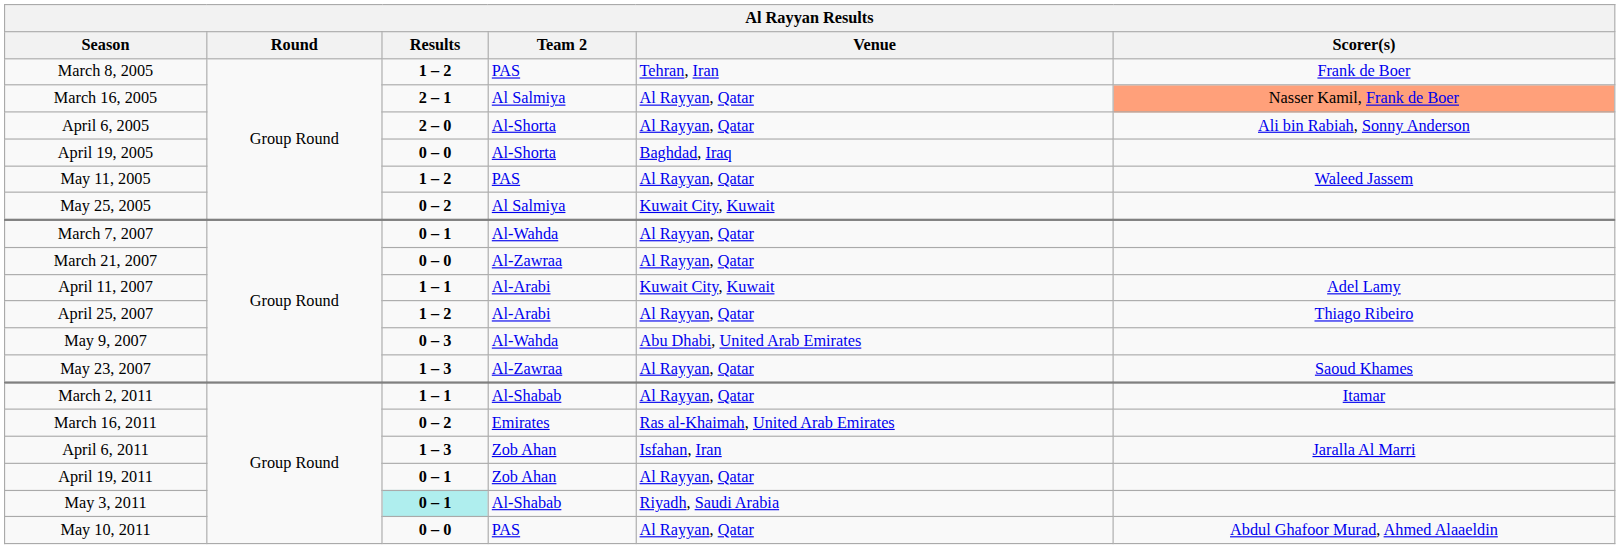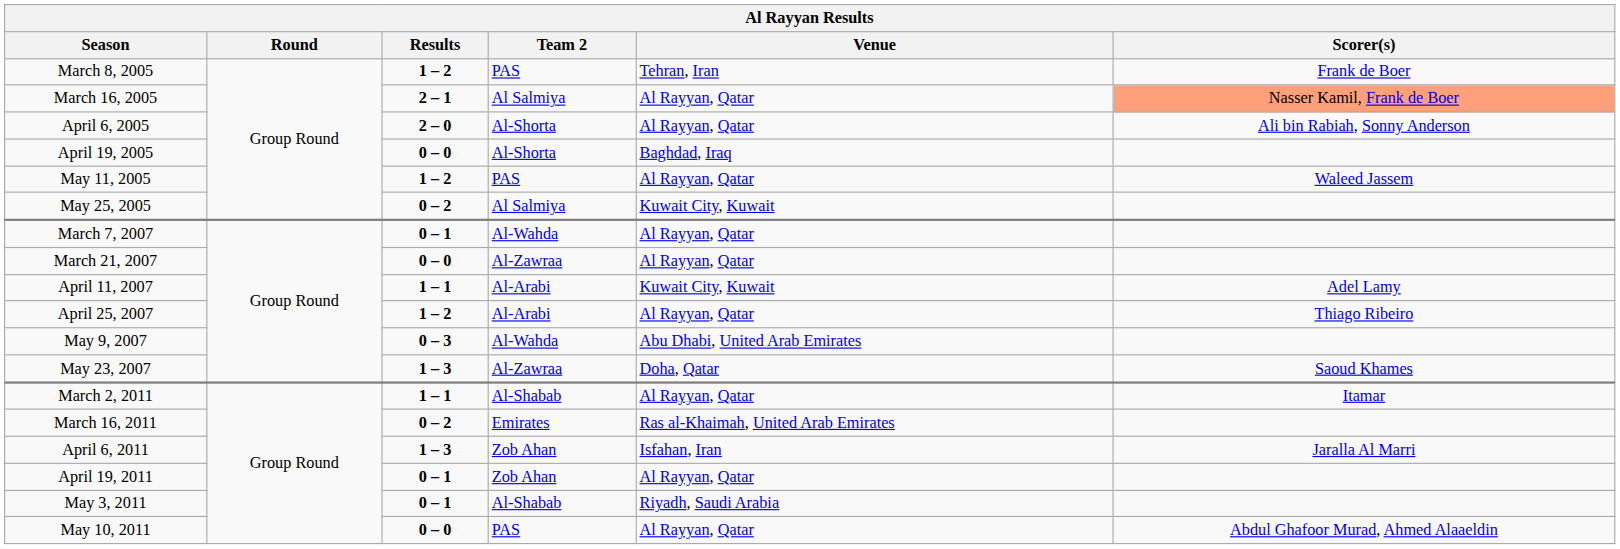(697, 368) Al Rayyan, Qatar -> (679, 368) Doha, Qatar
(435, 503) paleturquoise background -> (435, 503) no background
